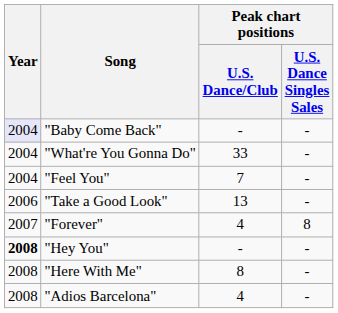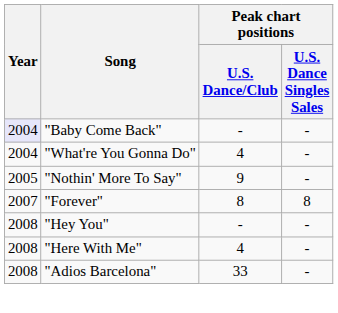(240, 154) 33 -> (240, 154) 4
- row: (77, 177)
+ row: (113, 177)
- row: (106, 201)
(240, 224) 4 -> (240, 201) 8
(23, 248) bold -> (23, 224) normal
(240, 272) 8 -> (240, 248) 4
(240, 295) 4 -> (240, 272) 33
